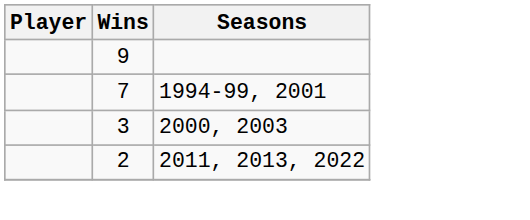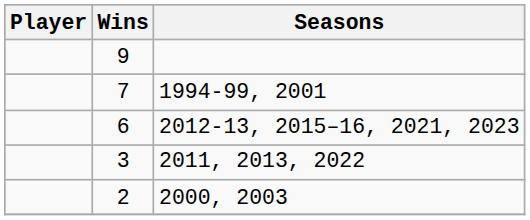+ row: (123, 127)
(223, 127) 2000, 2003 -> (262, 162) 2011, 2013, 2022
(262, 162) 2011, 2013, 2022 -> (223, 197) 2000, 2003
